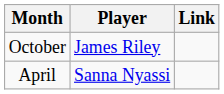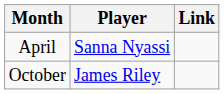rows swapped: (37, 74) <-> (37, 46)
